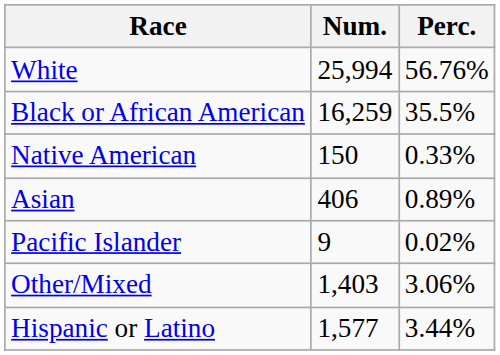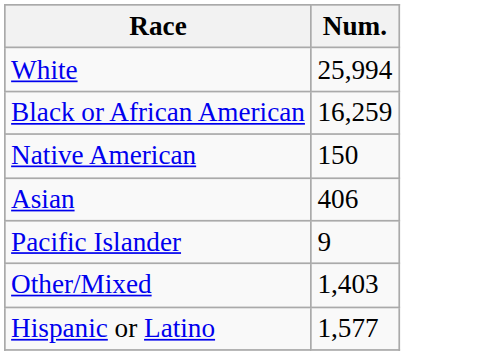- column: (447, 26)
